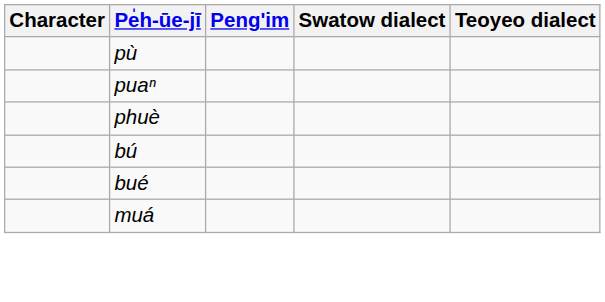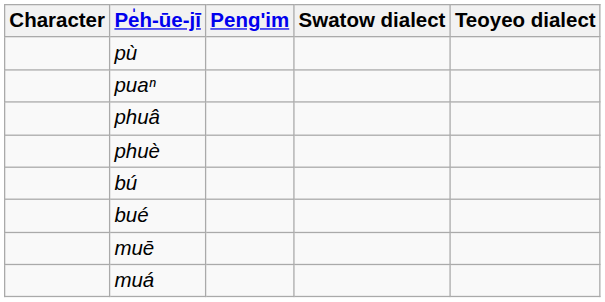+ row: (137, 118)
+ row: (134, 248)
